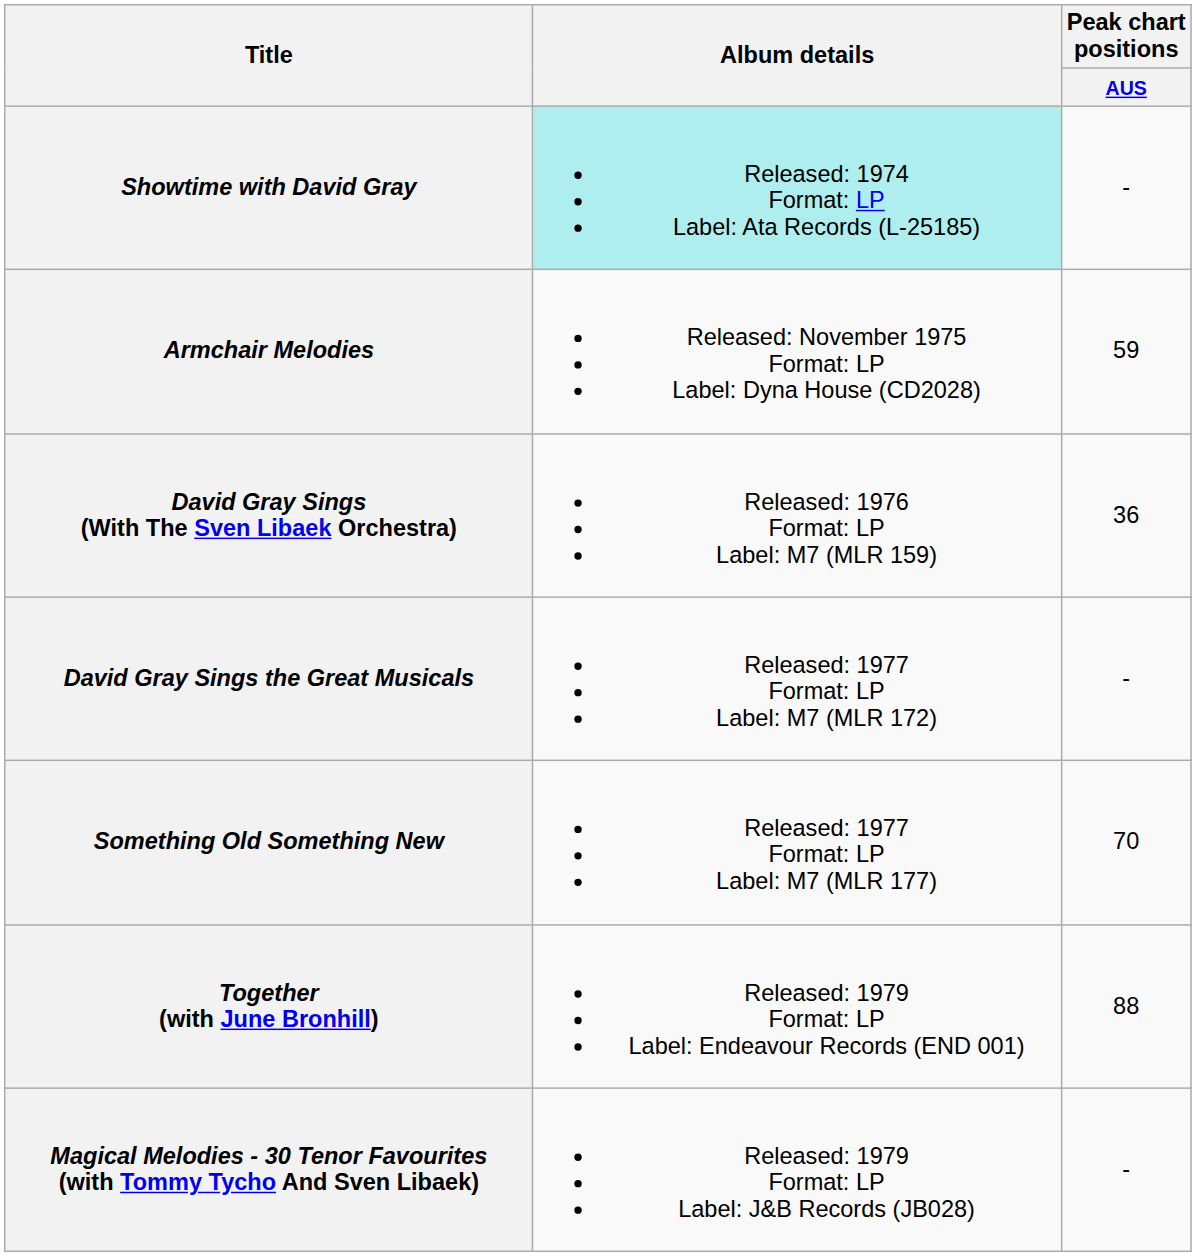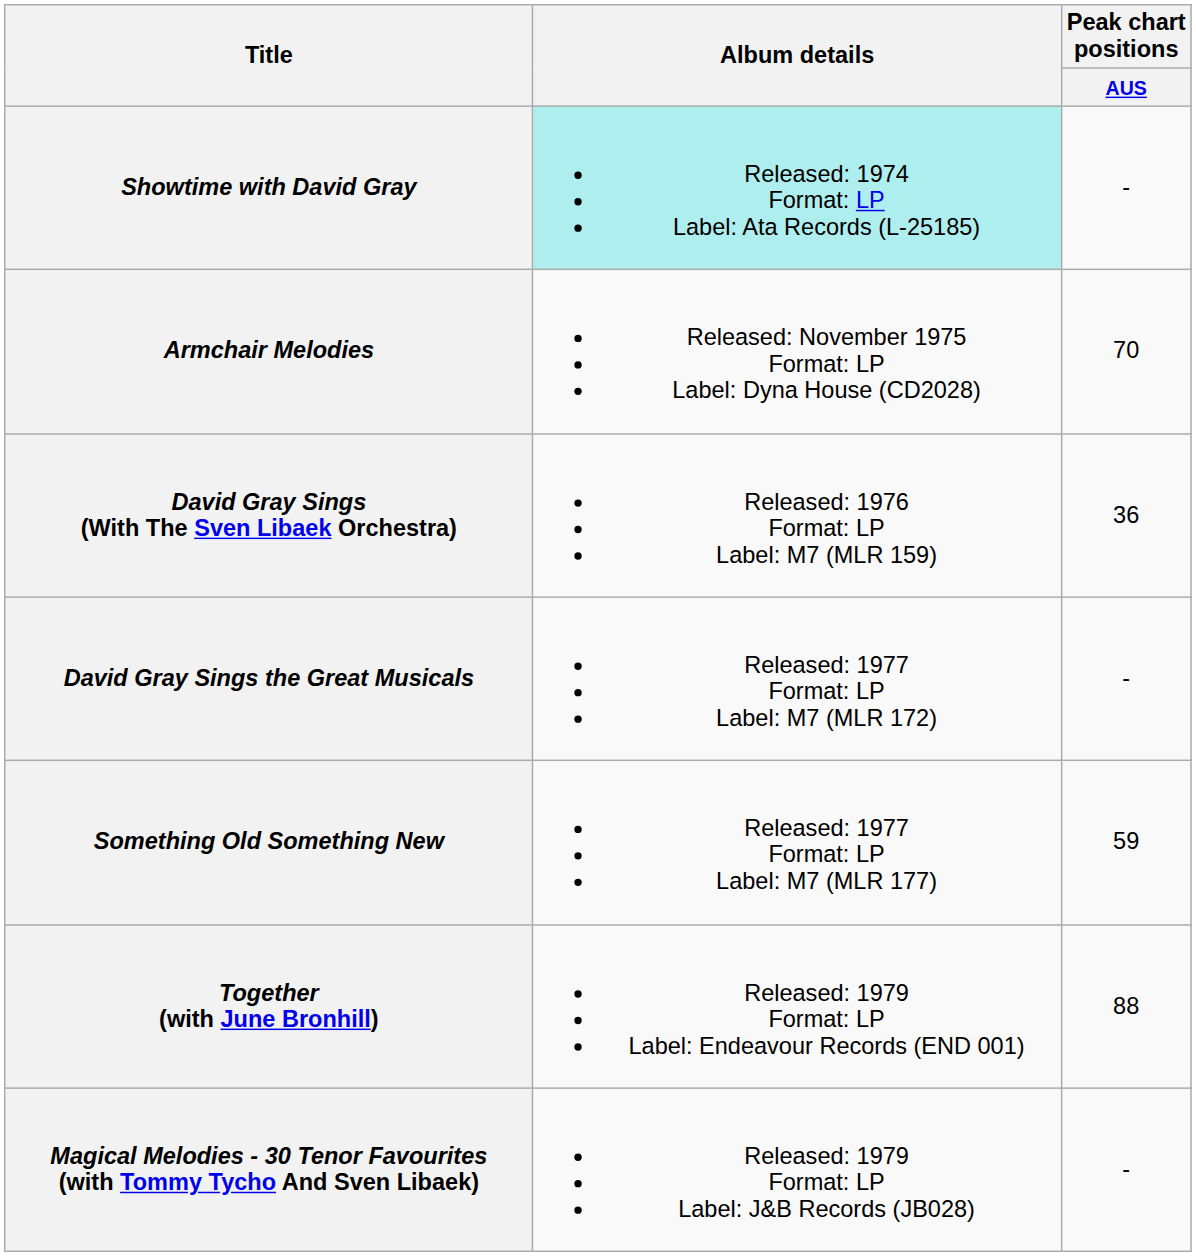(1126, 351) 59 -> (1126, 351) 70
(1126, 842) 70 -> (1126, 842) 59
